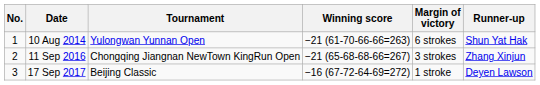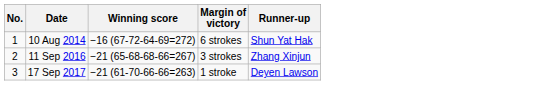- column: (195, 18)
(358, 40) −21 (61-70-66-66=263) -> (143, 40) −16 (67-72-64-69=272)
(358, 72) −16 (67-72-64-69=272) -> (143, 72) −21 (61-70-66-66=263)
